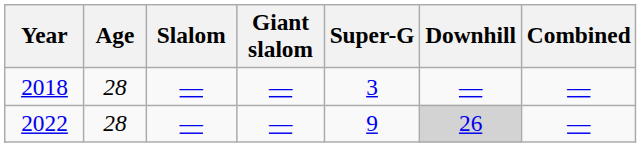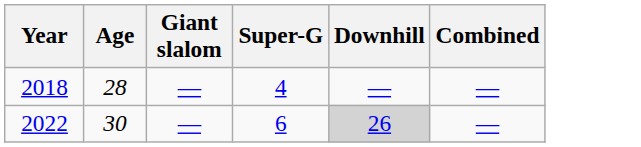- column: (191, 36)
(372, 86) 3 -> (281, 86) 4
(115, 123) 28 -> (115, 123) 30
(372, 123) 9 -> (281, 123) 6
